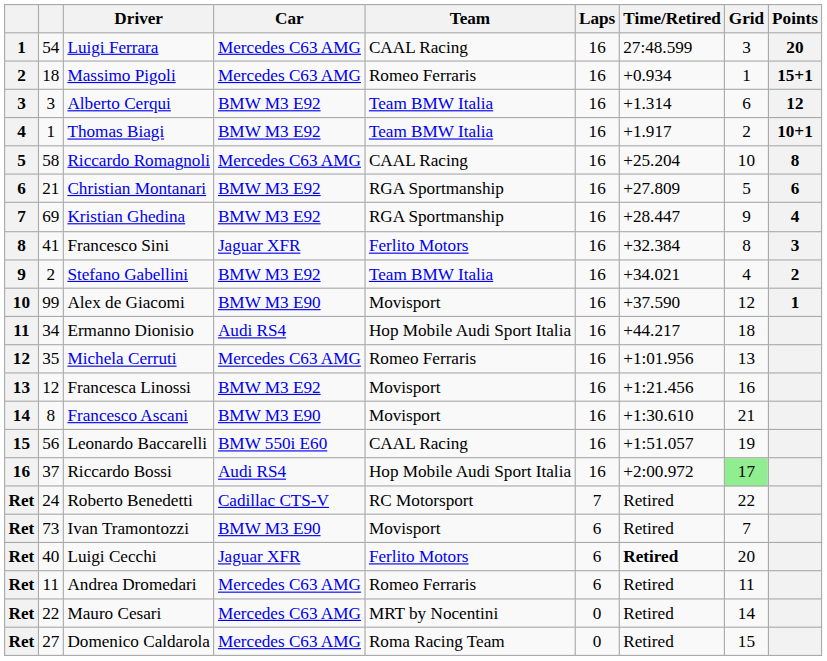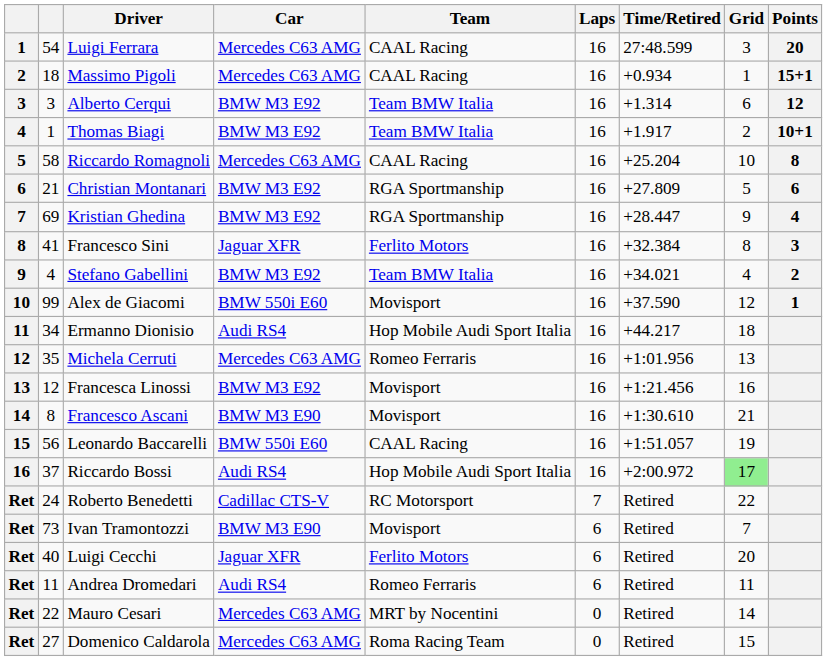(423, 75) Romeo Ferraris -> (418, 75) CAAL Racing
(51, 273) 2 -> (51, 273) 4
(269, 302) BMW M3 E90 -> (273, 302) BMW 550i E60
(651, 556) bold -> (649, 556) normal
(289, 585) Mercedes C63 AMG -> (252, 585) Audi RS4
